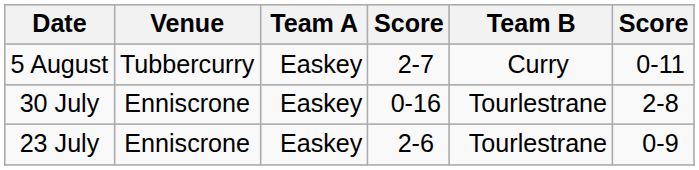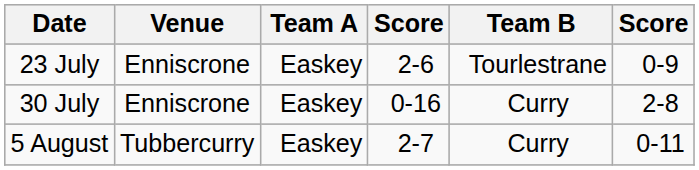rows swapped: (59, 143) <-> (59, 64)
(531, 104) Tourlestrane -> (531, 104) Curry
